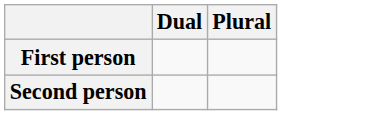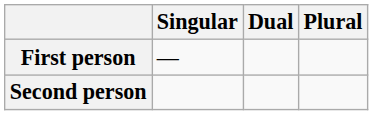+ column: (197, 22)
